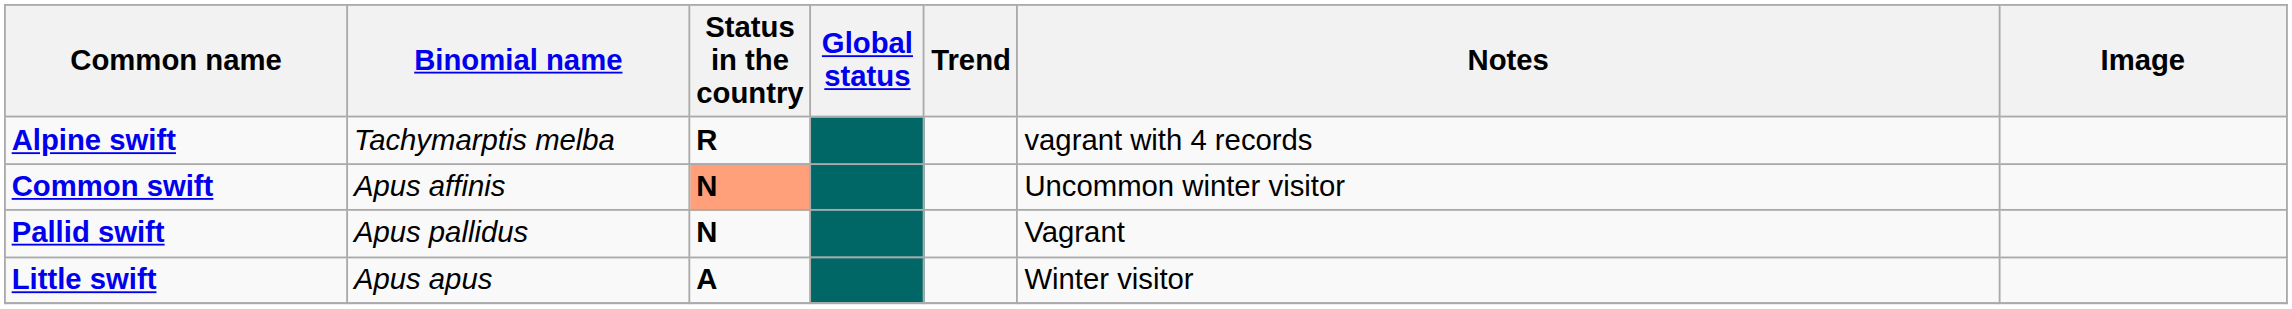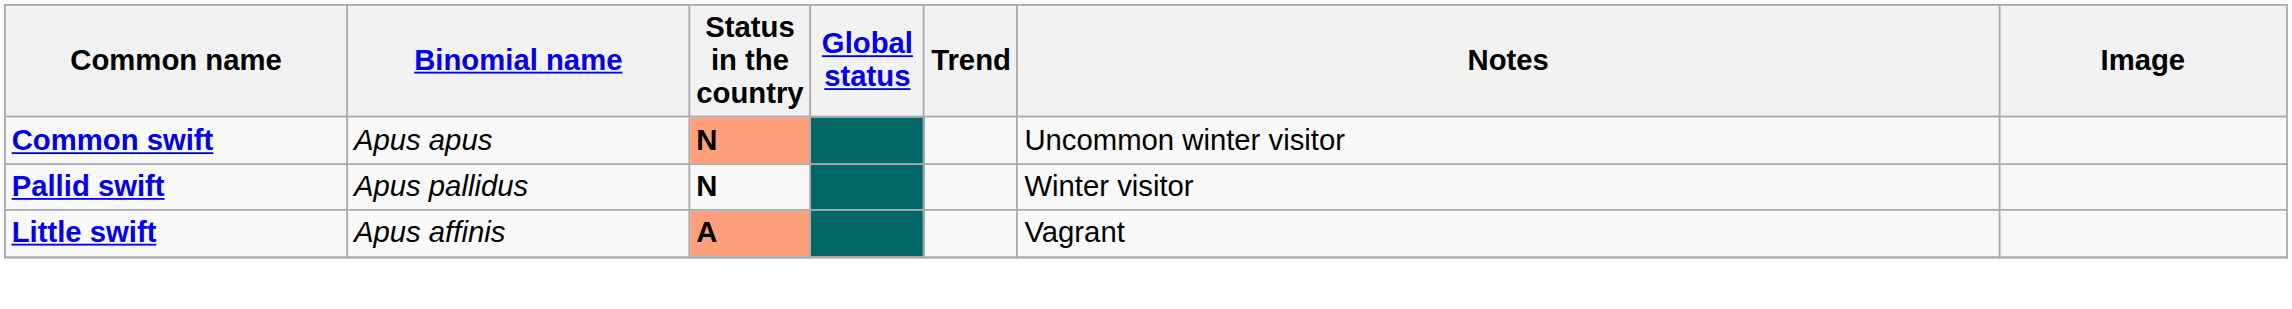- row: (94, 140)
(430, 186) Apus affinis -> (423, 140) Apus apus
(1075, 232) Vagrant -> (1109, 186) Winter visitor
(423, 279) Apus apus -> (430, 232) Apus affinis
(707, 279) no background -> (707, 232) lightsalmon background
(1109, 279) Winter visitor -> (1075, 232) Vagrant
